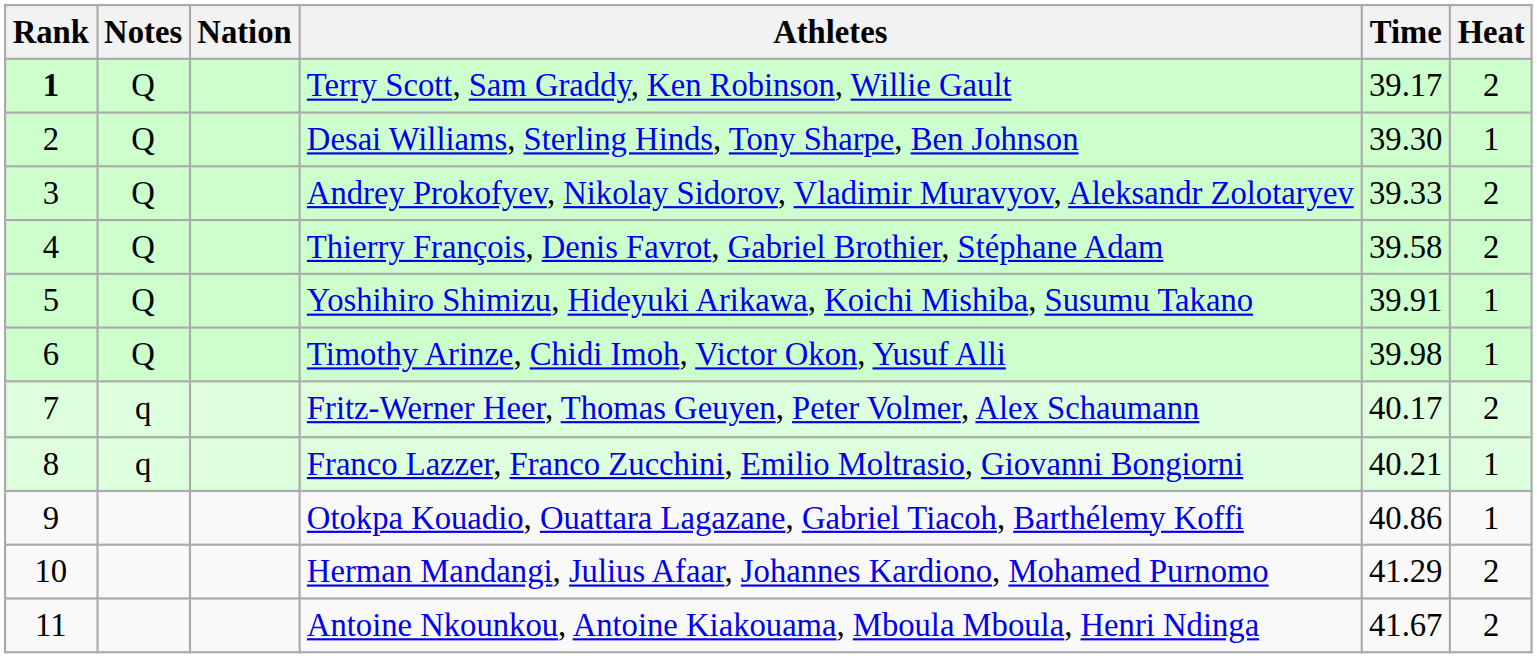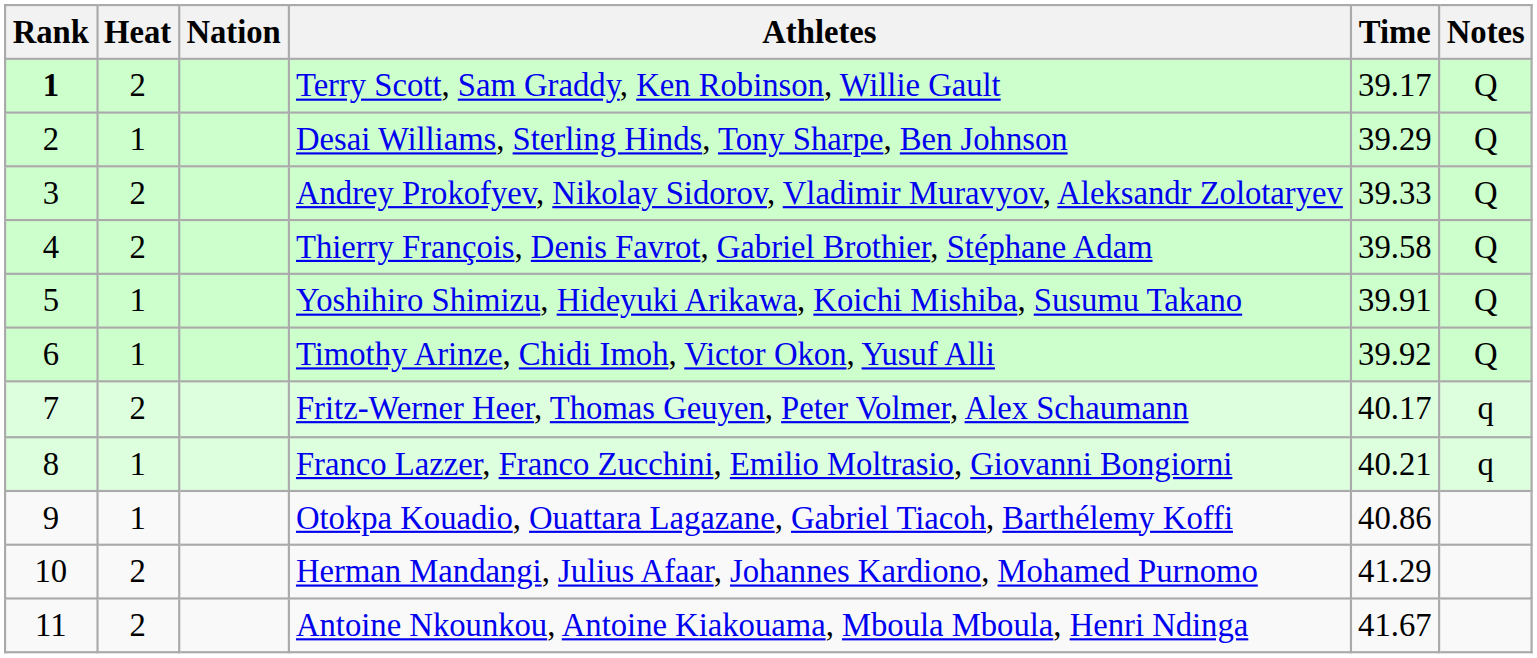columns swapped: (1491, 31) <-> (143, 31)
(1406, 139) 39.30 -> (1395, 139) 39.29
(1406, 354) 39.98 -> (1395, 354) 39.92
